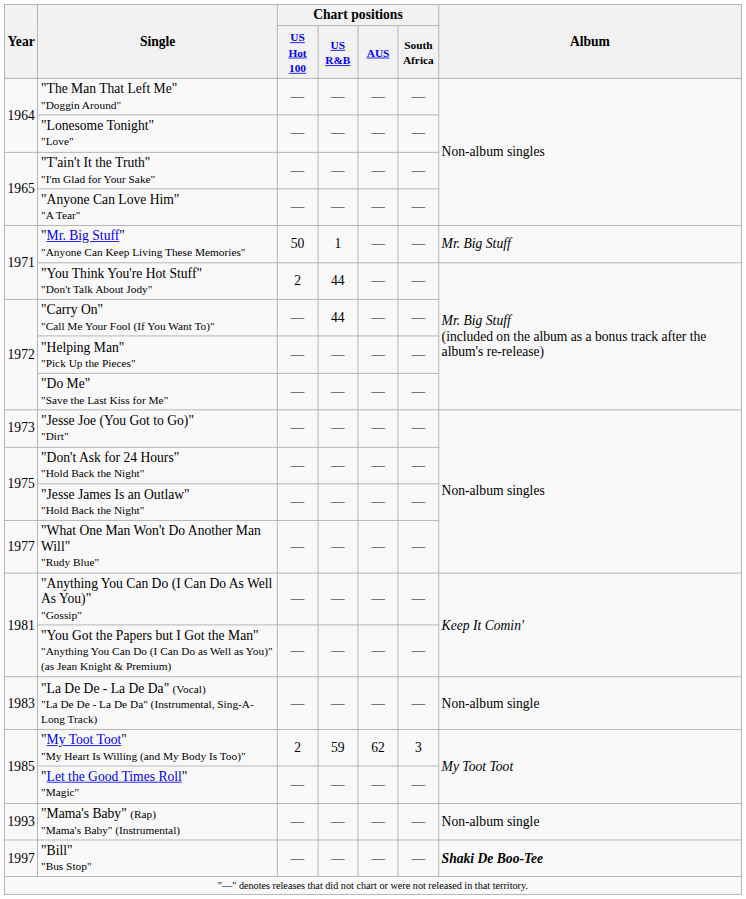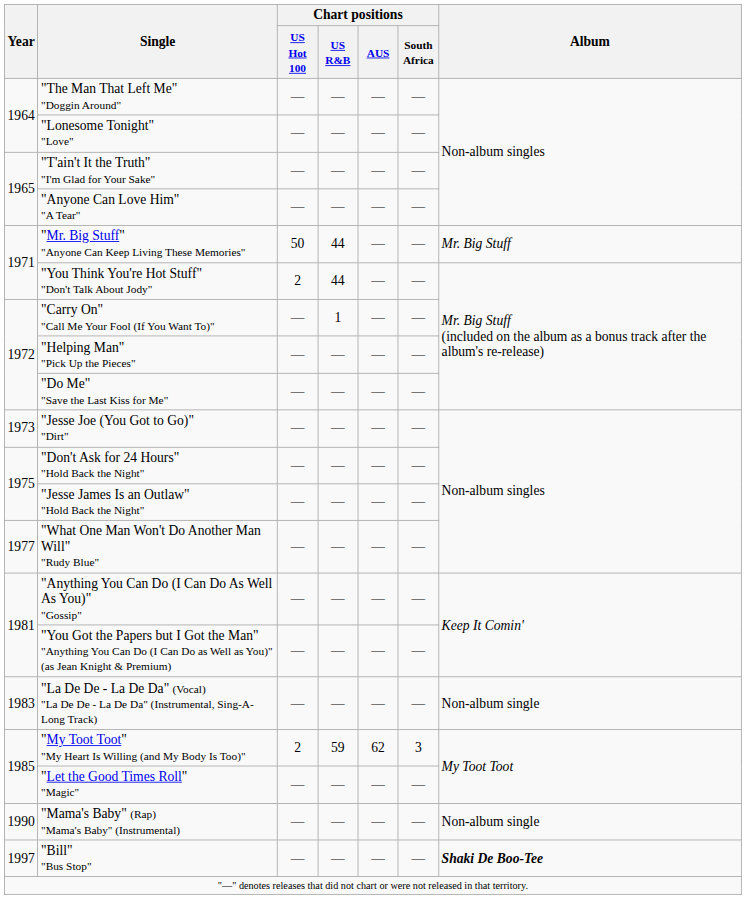(338, 244) 1 -> (338, 244) 44
(338, 317) 44 -> (338, 317) 1
(21, 821) 1993 -> (21, 821) 1990
